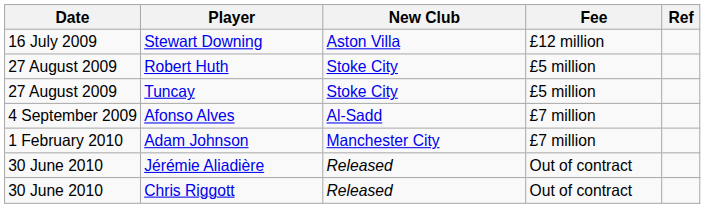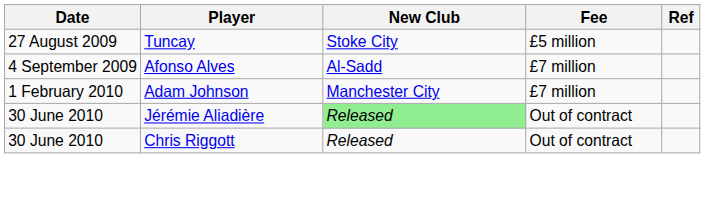- row: (203, 42)
- row: (186, 67)
(360, 166) no background -> (360, 116) lightgreen background
